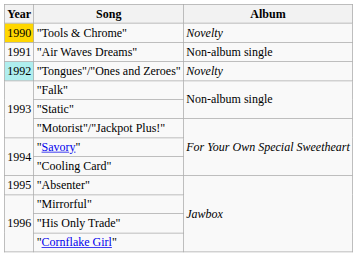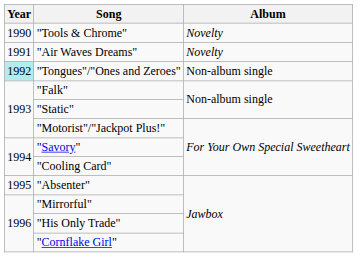(19, 33) gold background -> (19, 33) no background
(229, 52) Non-album single -> (205, 52) Novelty
(205, 71) Novelty -> (229, 71) Non-album single
